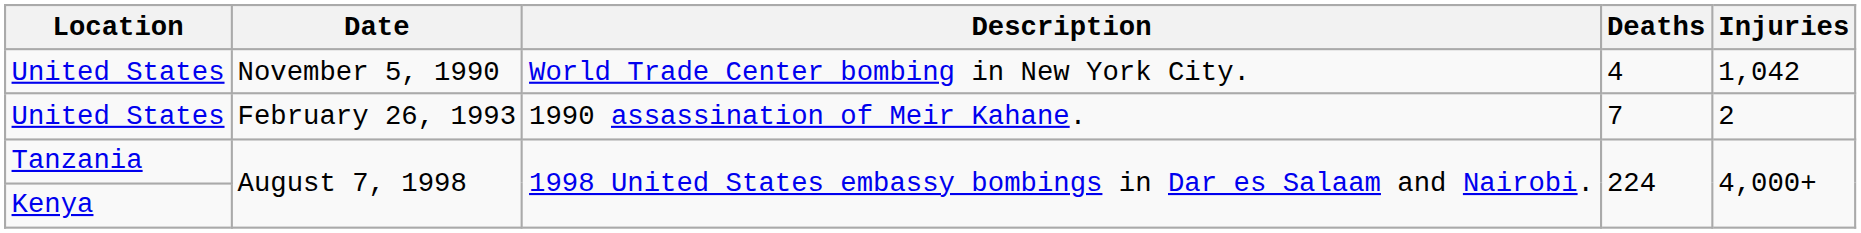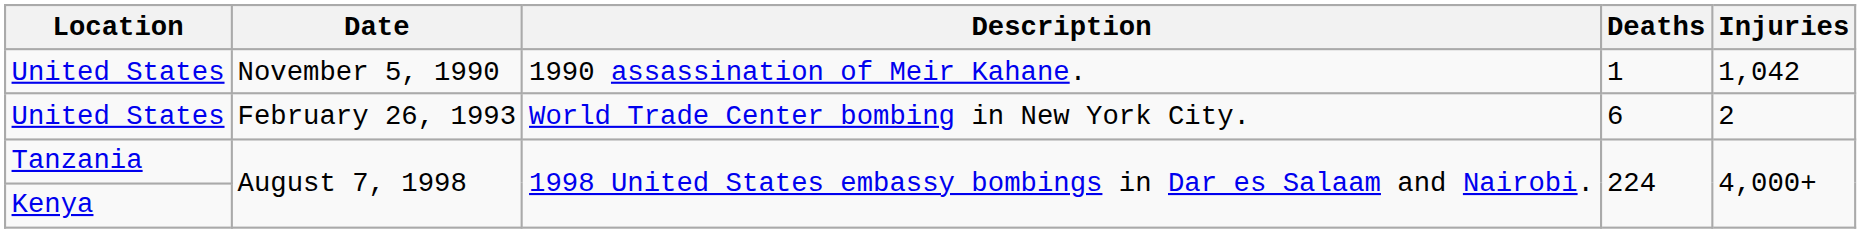(889, 72) World Trade Center bombing in New York City. -> (808, 72) 1990 assassination of Meir Kahane.
(1615, 72) 4 -> (1615, 72) 1
(808, 116) 1990 assassination of Meir Kahane. -> (889, 116) World Trade Center bombing in New York City.
(1615, 116) 7 -> (1615, 116) 6
